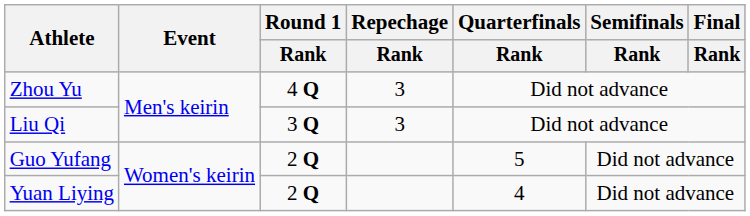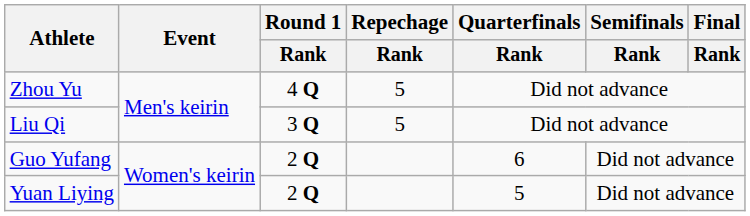(400, 89) 3 -> (400, 89) 5
(400, 124) 3 -> (400, 124) 5
(519, 159) 5 -> (519, 159) 6
(519, 193) 4 -> (519, 193) 5
